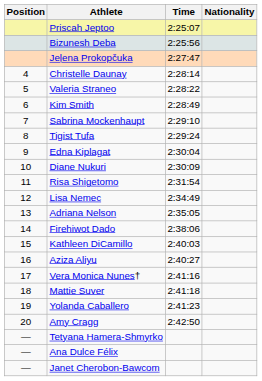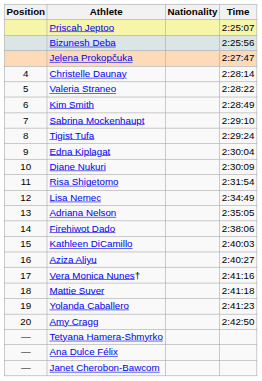columns swapped: (229, 12) <-> (184, 12)
